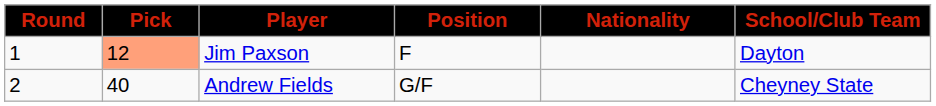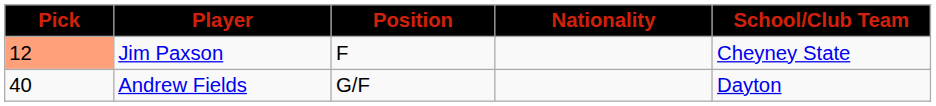- column: (53, 20)
(772, 52) Dayton -> (784, 52) Cheyney State
(807, 85) Cheyney State -> (749, 85) Dayton
